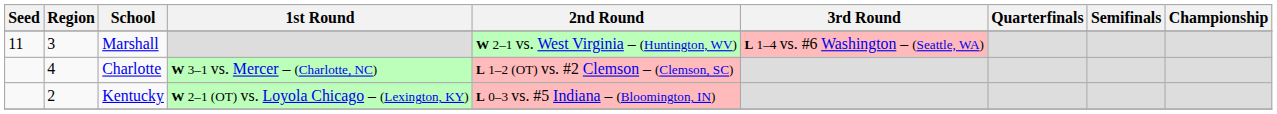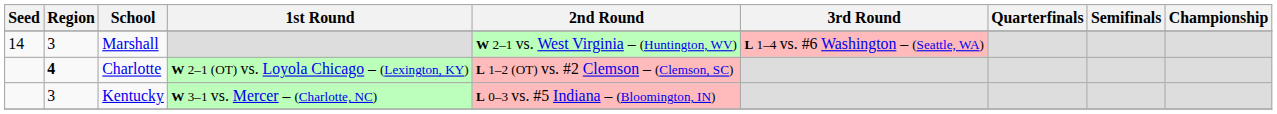(16, 44) 11 -> (16, 44) 14
(51, 70) normal -> (51, 70) bold
(274, 70) W 3–1 vs. Mercer – (Charlotte, NC) -> (320, 70) W 2–1 (OT) vs. Loyola Chicago – (Lexington, KY)
(51, 96) 2 -> (51, 96) 3
(320, 96) W 2–1 (OT) vs. Loyola Chicago – (Lexington, KY) -> (274, 96) W 3–1 vs. Mercer – (Charlotte, NC)
